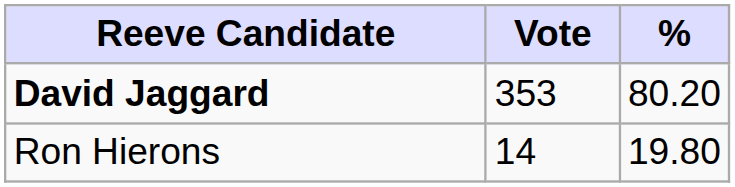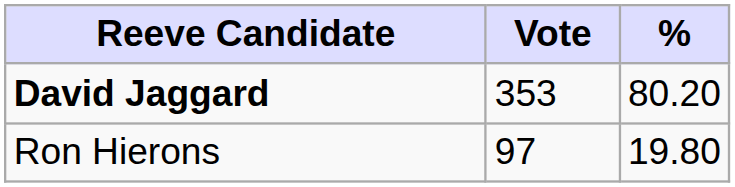(515, 151) 14 -> (515, 151) 97
